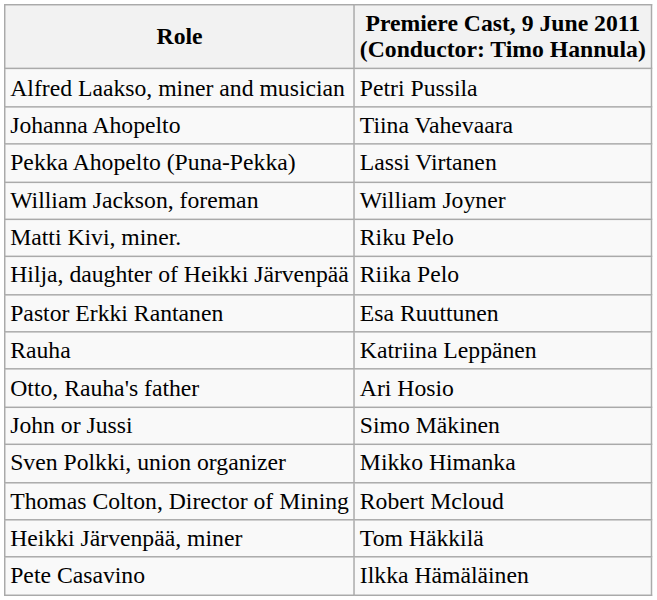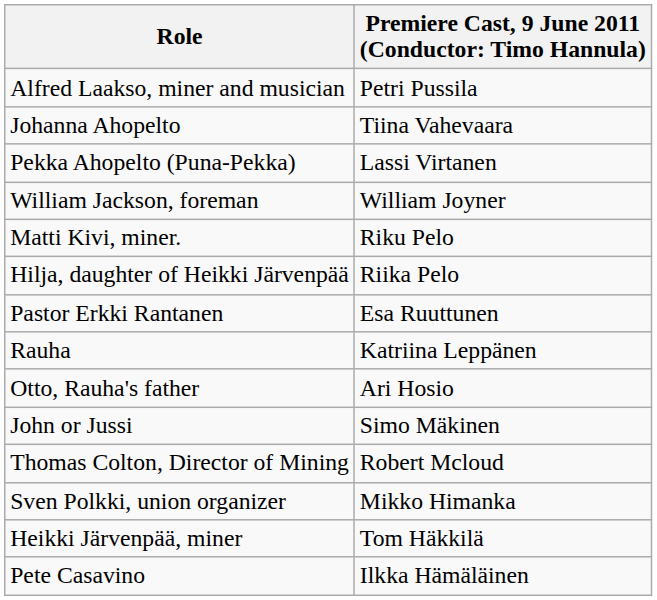rows swapped: (148, 463) <-> (180, 500)
